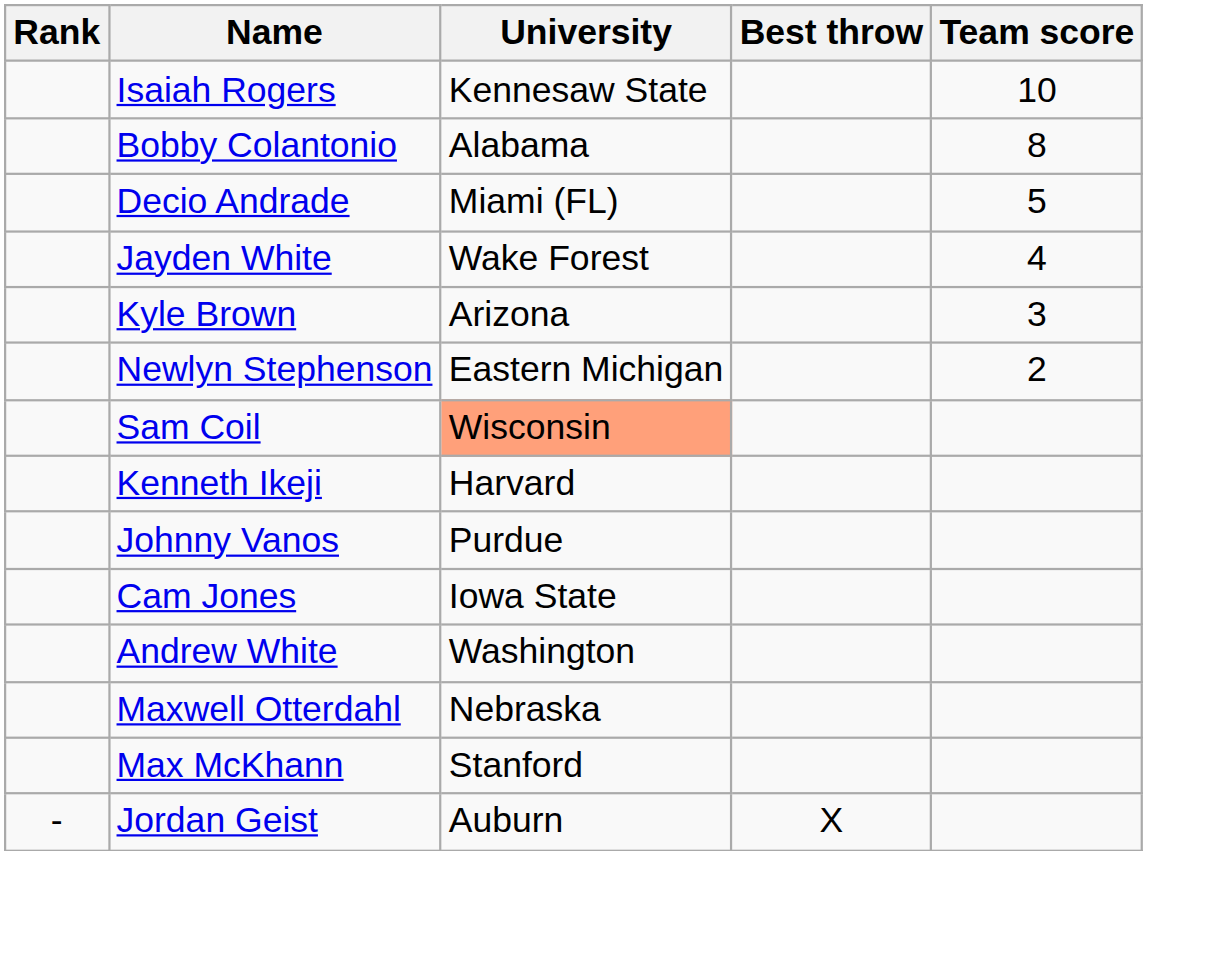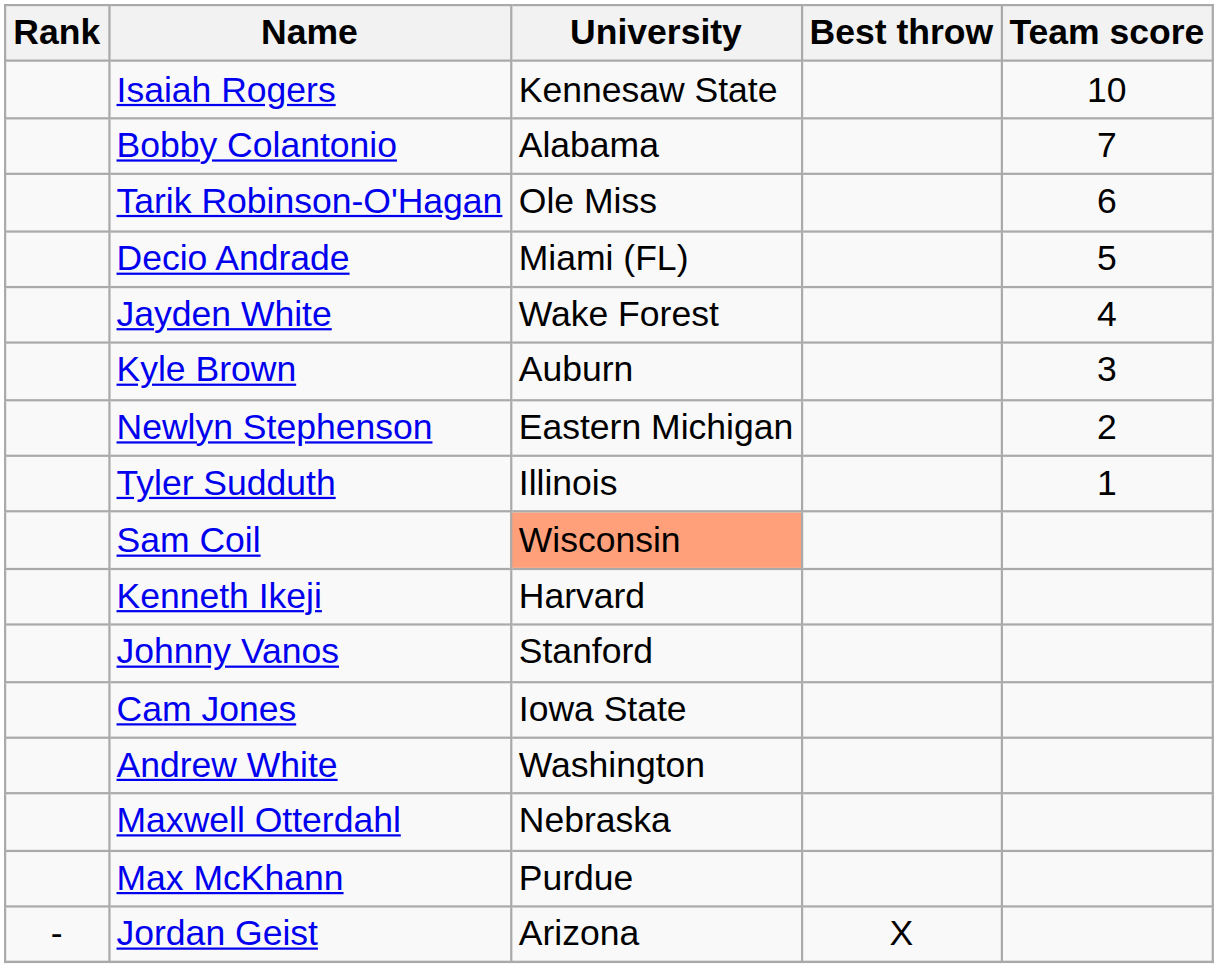(1037, 145) 8 -> (1107, 145) 7
+ row: (309, 201)
(509, 314) Arizona -> (576, 370) Auburn
+ row: (226, 483)
(506, 539) Purdue -> (586, 652) Stanford
(516, 764) Stanford -> (576, 877) Purdue
(506, 821) Auburn -> (579, 933) Arizona
